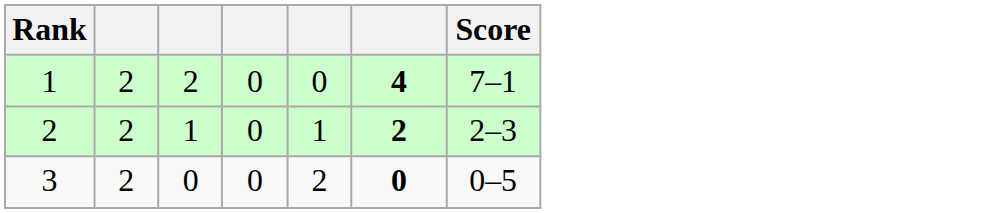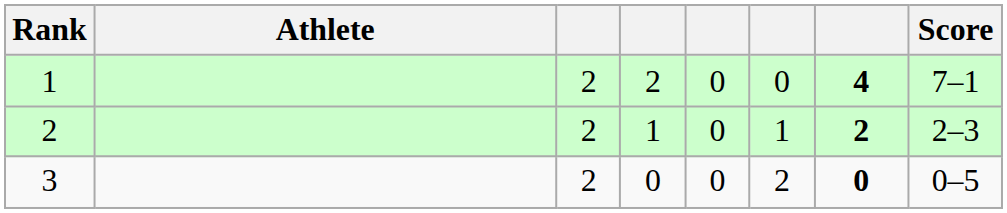+ column: (325, 29)
